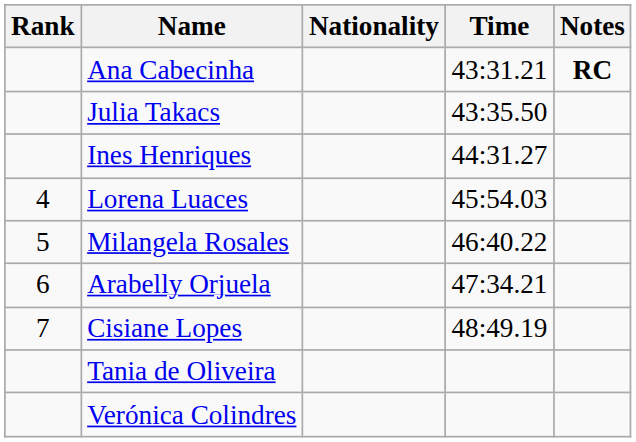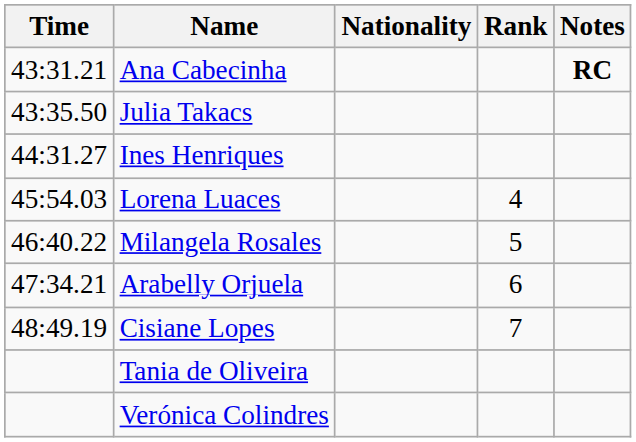columns swapped: (43, 26) <-> (499, 26)
